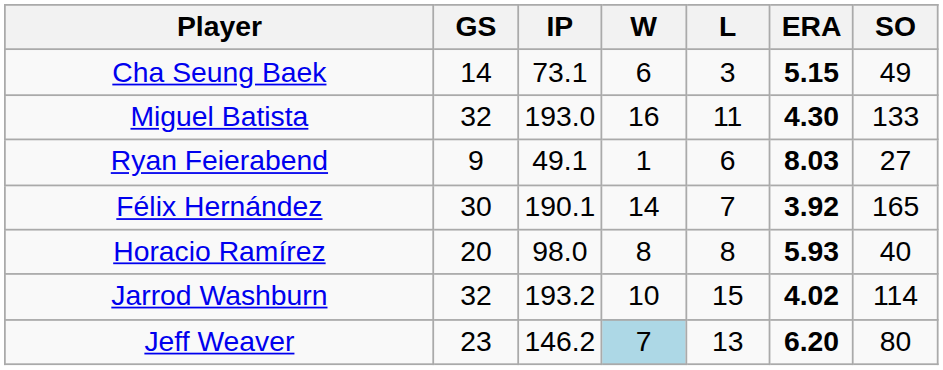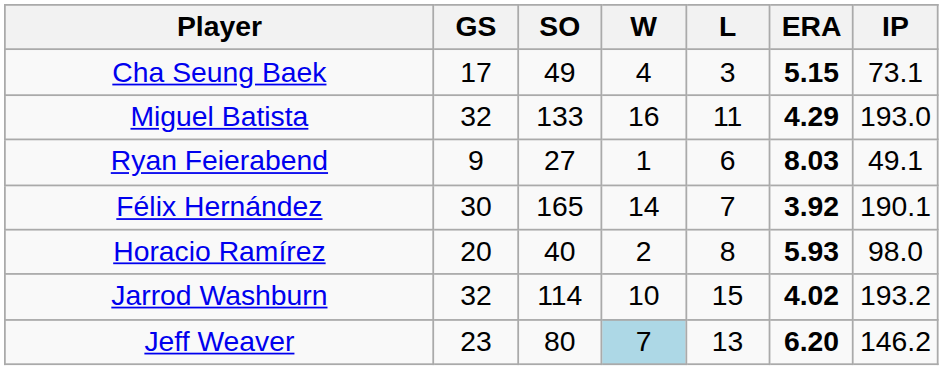columns swapped: (560, 26) <-> (895, 26)
(476, 71) 14 -> (476, 71) 17
(644, 71) 6 -> (644, 71) 4
(812, 116) 4.30 -> (812, 116) 4.29
(644, 251) 8 -> (644, 251) 2
